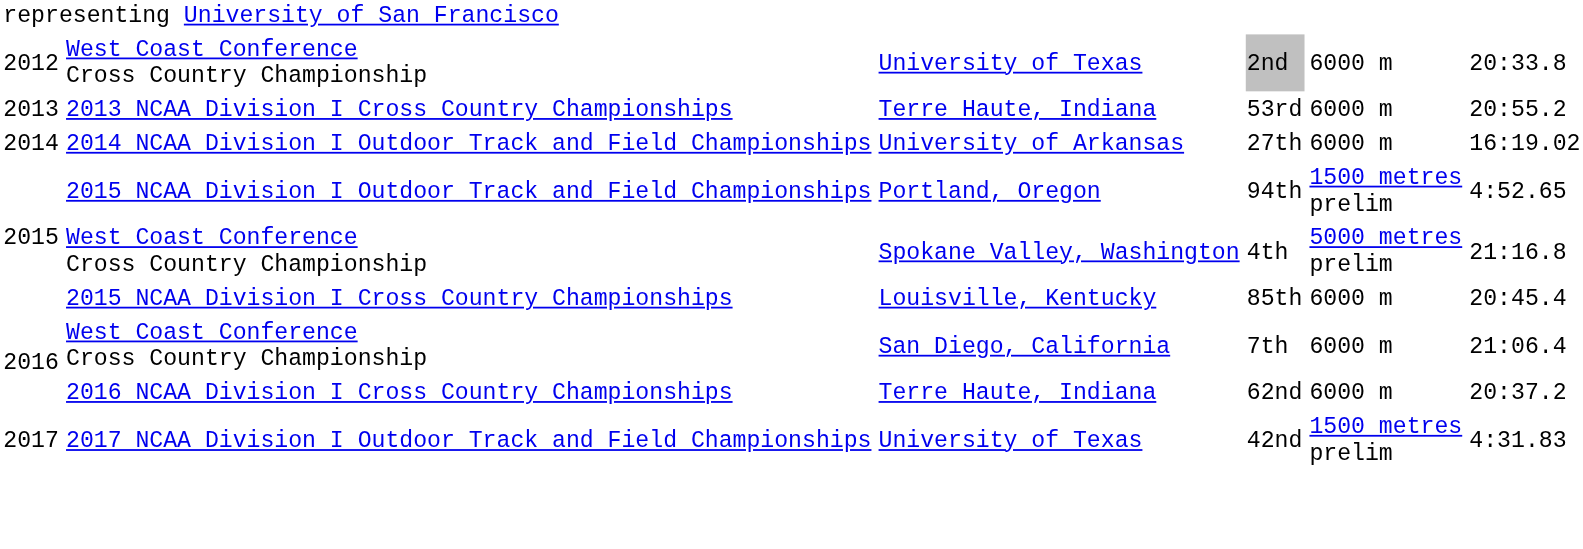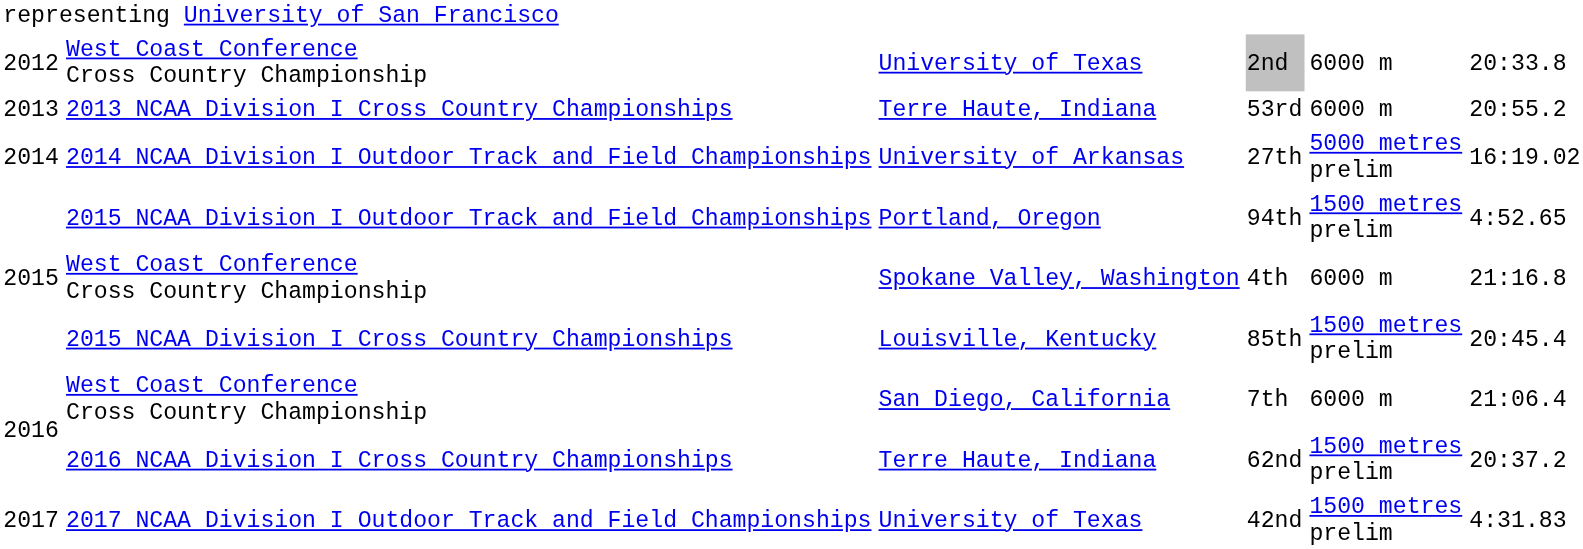(1351, 144) 6000 m -> (1386, 157) 5000 metres prelim
(1386, 252) 5000 metres prelim -> (1351, 278) 6000 m
(1351, 299) 6000 m -> (1386, 339) 1500 metres prelim
(1351, 393) 6000 m -> (1386, 460) 1500 metres prelim
